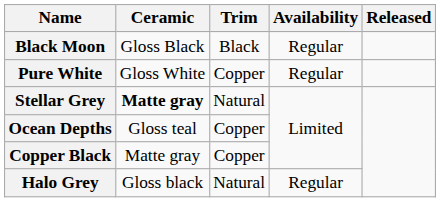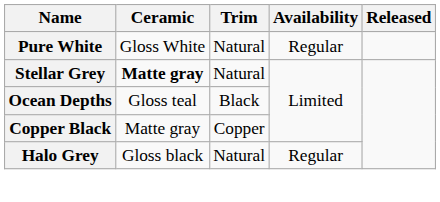- row: (60, 45)
(239, 73) Copper -> (239, 45) Natural
(239, 127) Copper -> (239, 100) Black
